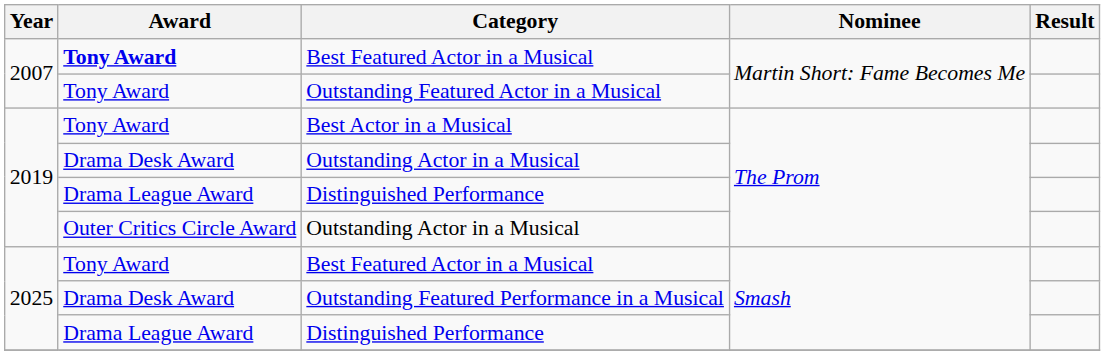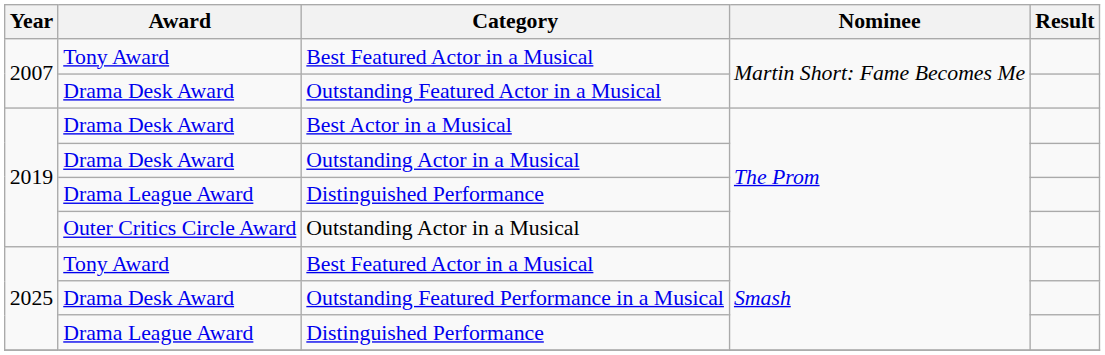(120, 56) bold -> (116, 56) normal
(116, 90) Tony Award -> (149, 90) Drama Desk Award
(116, 125) Tony Award -> (149, 125) Drama Desk Award
